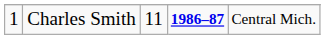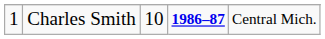(154, 19) 11 -> (154, 19) 10
